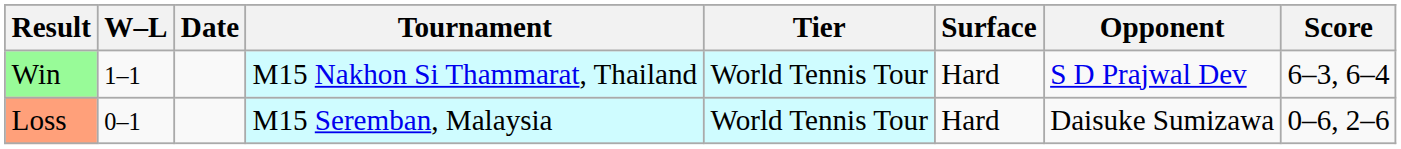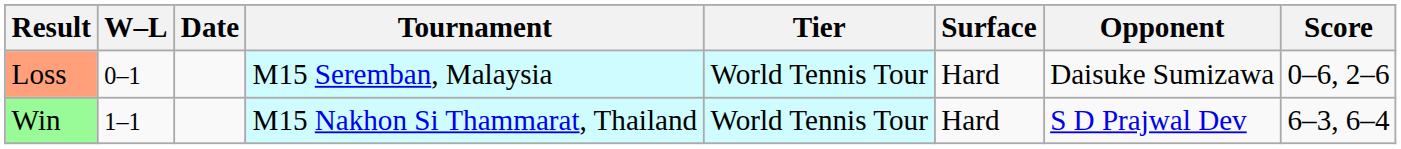rows swapped: (39, 119) <-> (36, 73)
